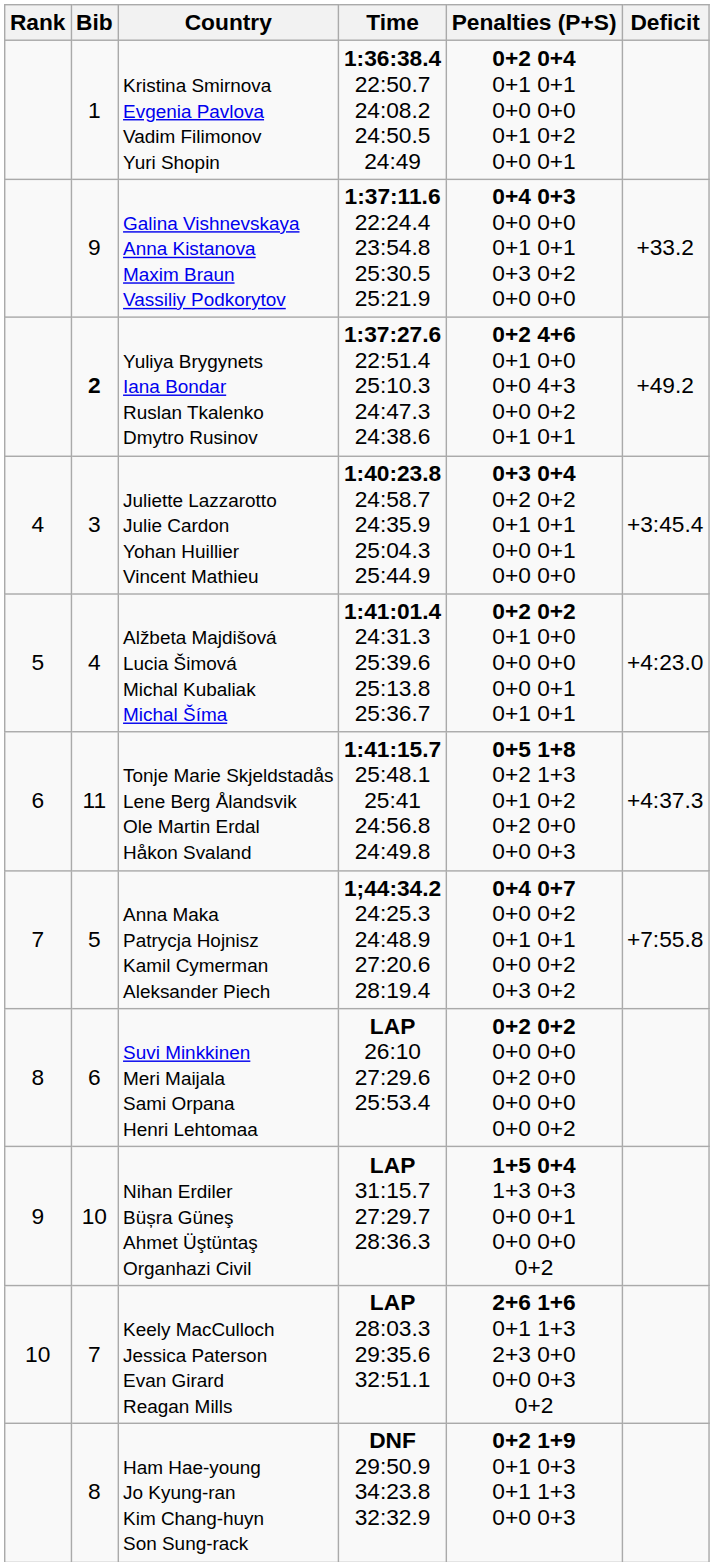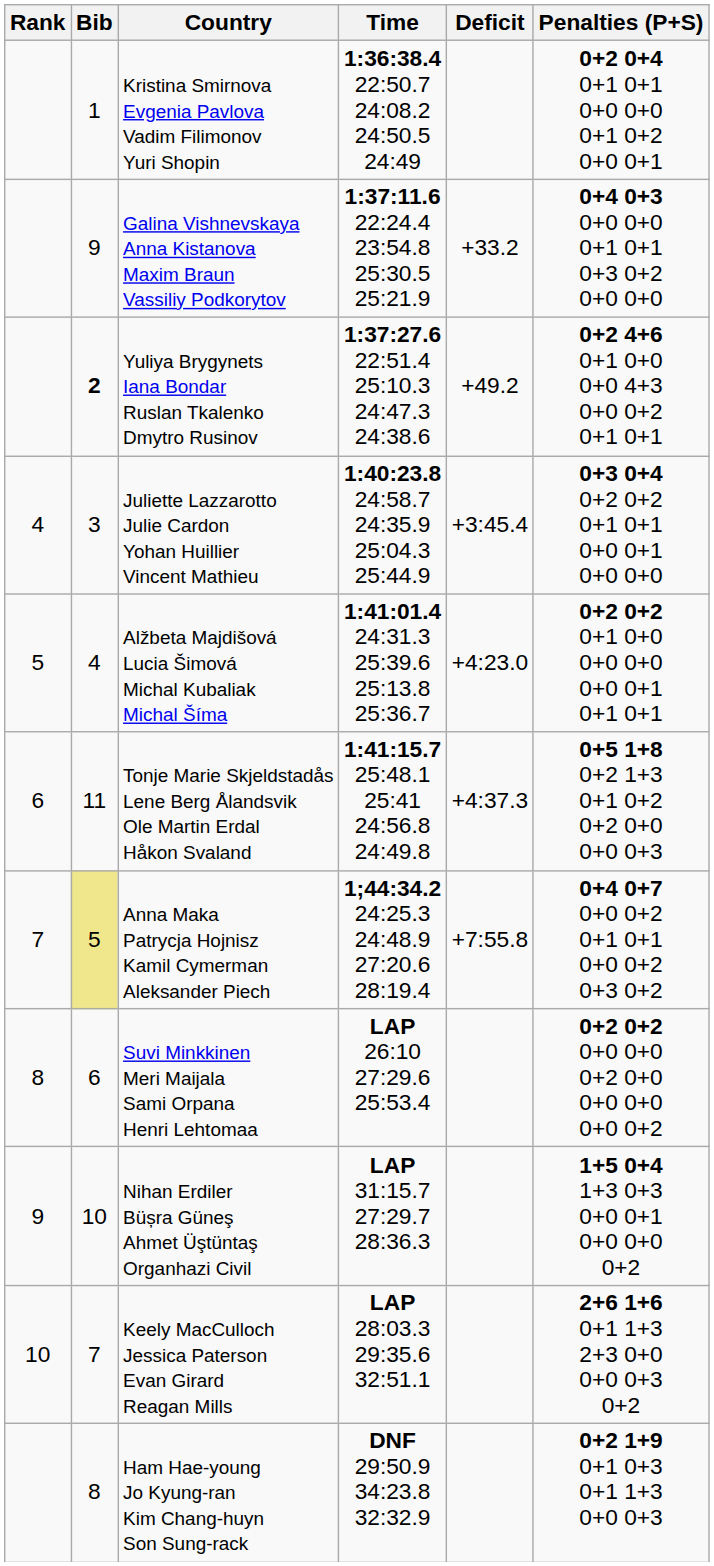columns swapped: (534, 22) <-> (665, 22)
(94, 939) no background -> (94, 939) khaki background
